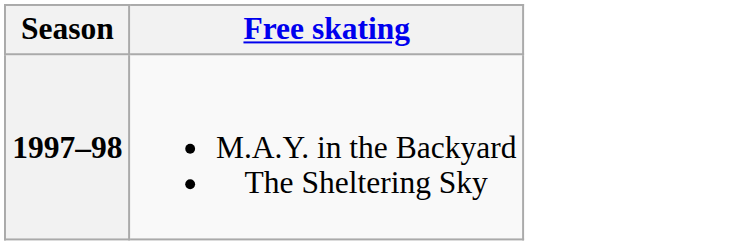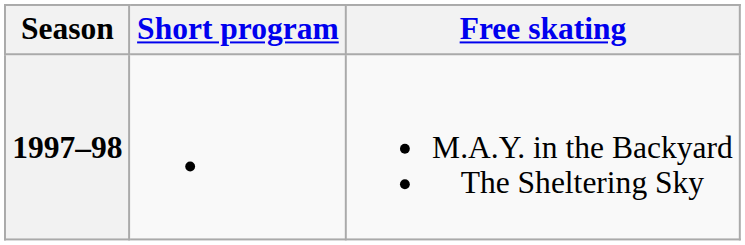+ column: (238, 29)
